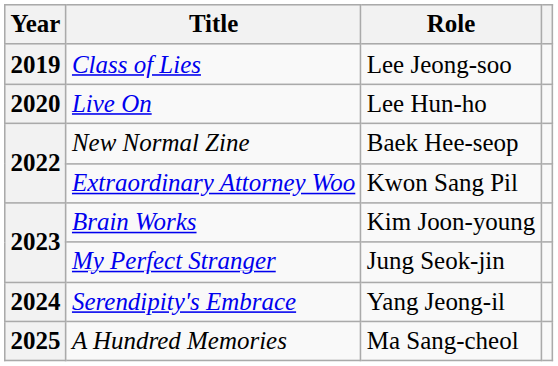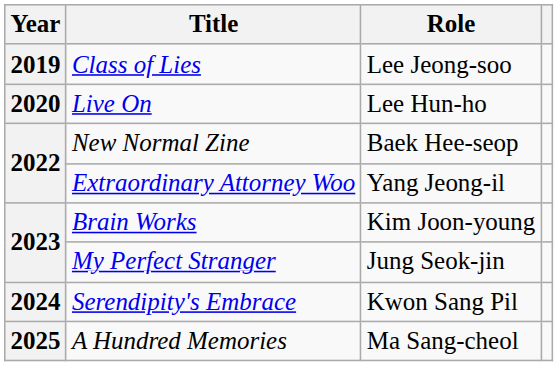(442, 182) Kwon Sang Pil -> (436, 182) Yang Jeong-il
(436, 301) Yang Jeong-il -> (442, 301) Kwon Sang Pil
